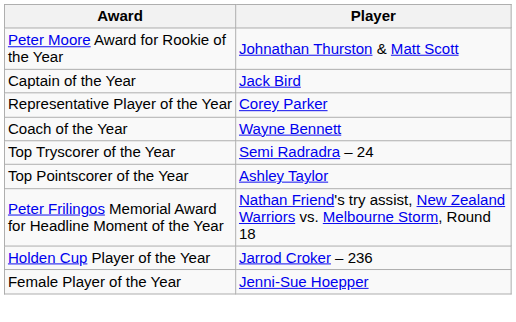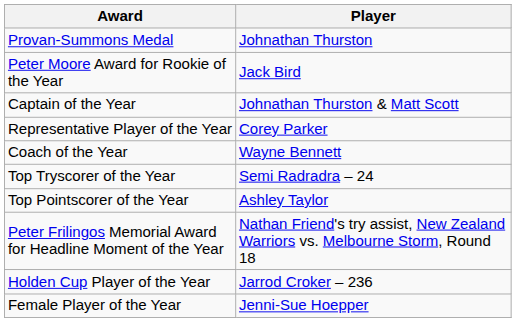+ row: (91, 40)
(349, 48) Johnathan Thurston & Matt Scott -> (270, 72) Jack Bird
(270, 81) Jack Bird -> (349, 104) Johnathan Thurston & Matt Scott
